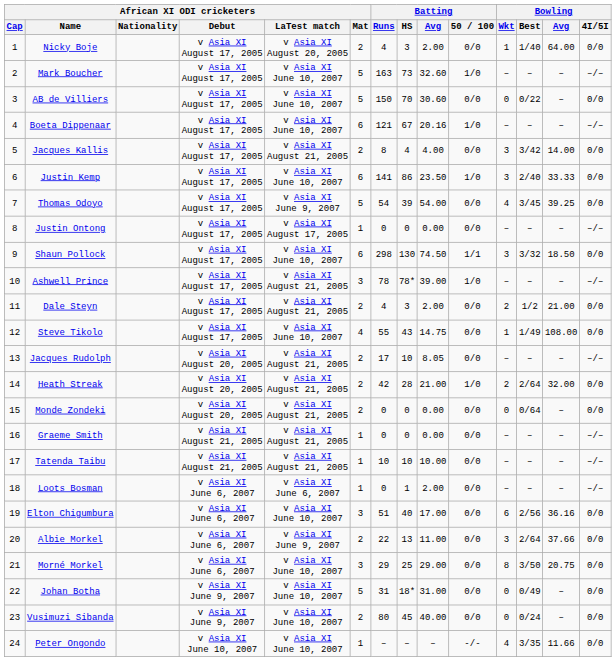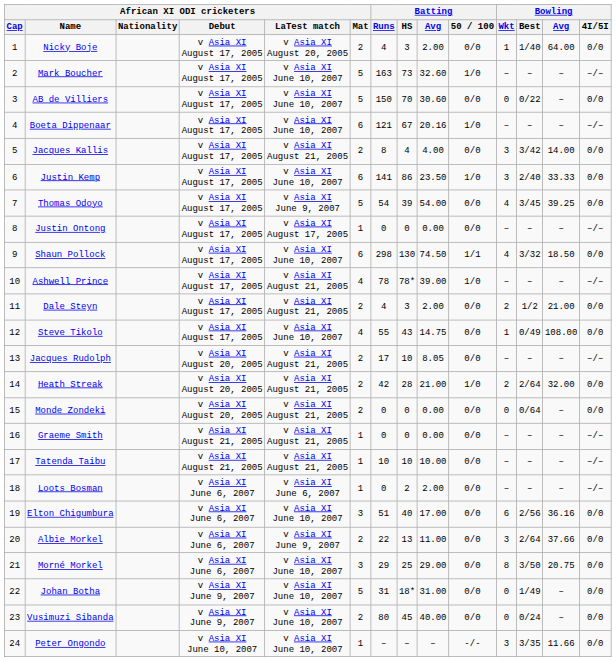(507, 255) 3 -> (507, 255) 4
(361, 281) 3 -> (361, 281) 4
(530, 332) 1/49 -> (530, 332) 0/49
(407, 488) 1 -> (407, 488) 2
(530, 592) 0/49 -> (530, 592) 1/49
(507, 643) 4 -> (507, 643) 3
